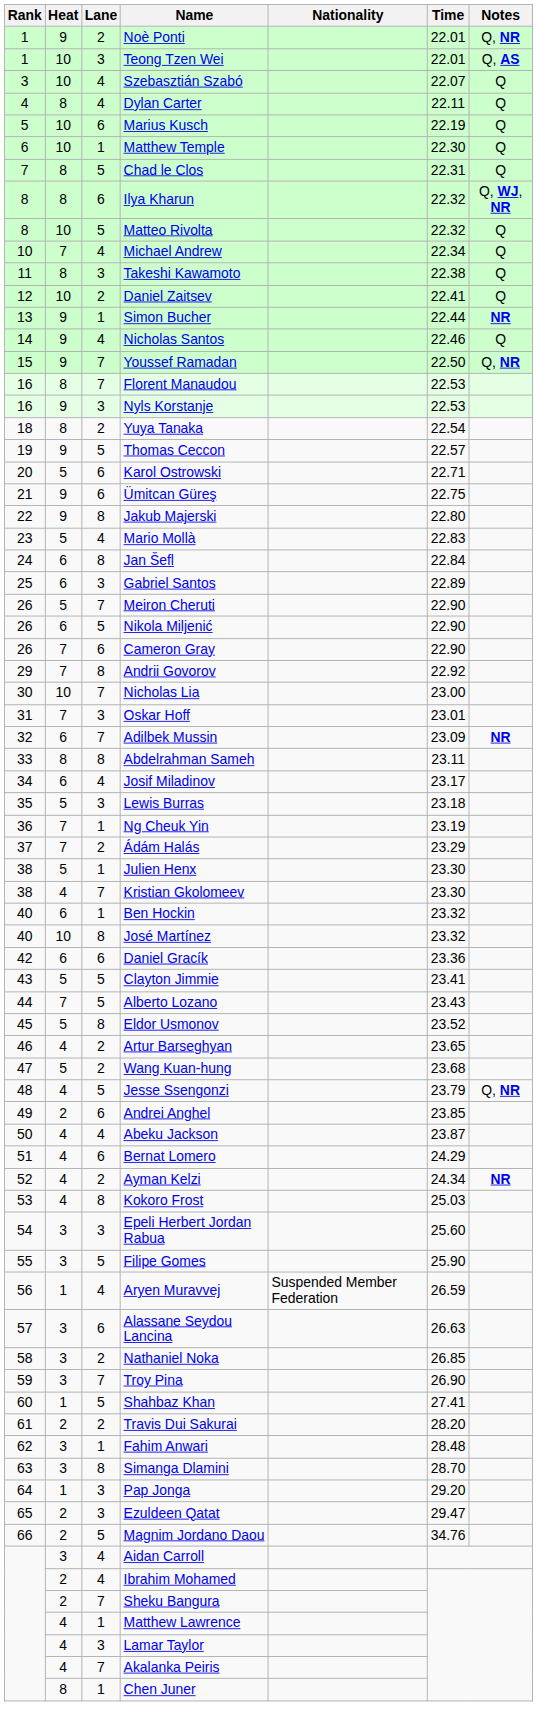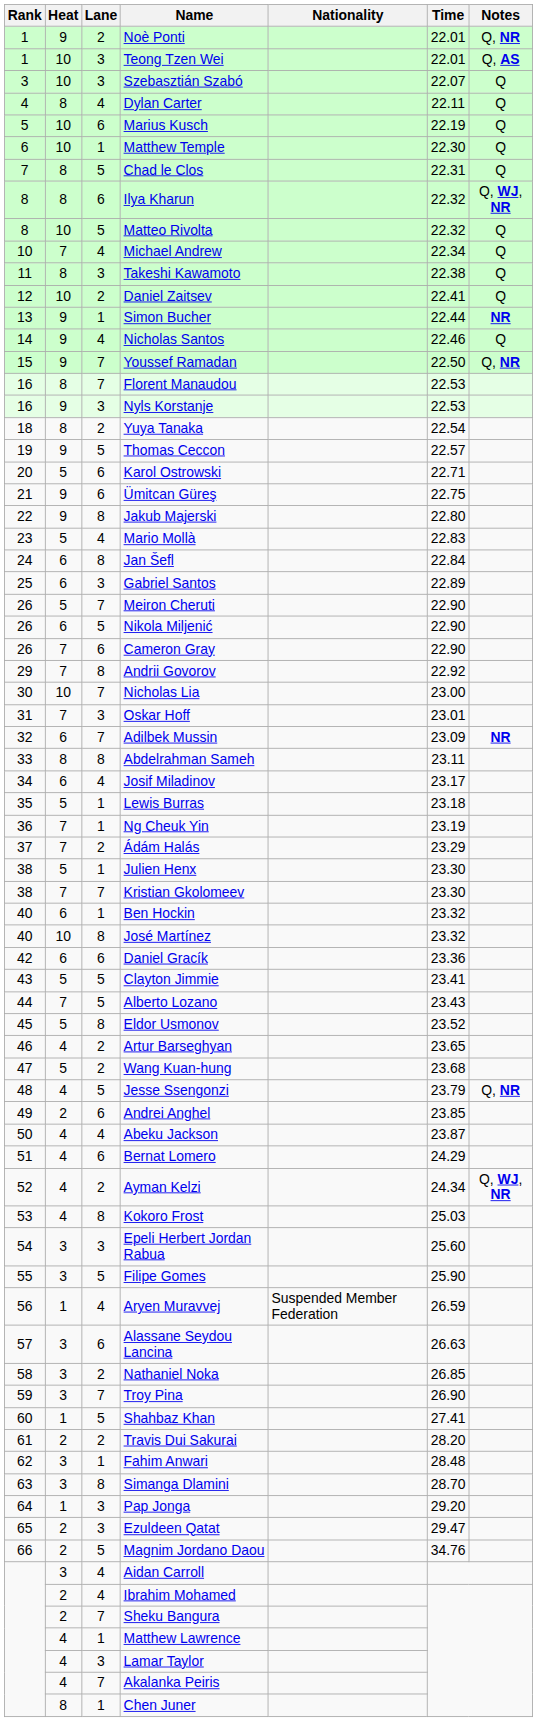(101, 81) 4 -> (101, 81) 3
(101, 803) 3 -> (101, 803) 1
(63, 892) 4 -> (63, 892) 7
(501, 1179) NR -> (501, 1186) Q, WJ, NR
